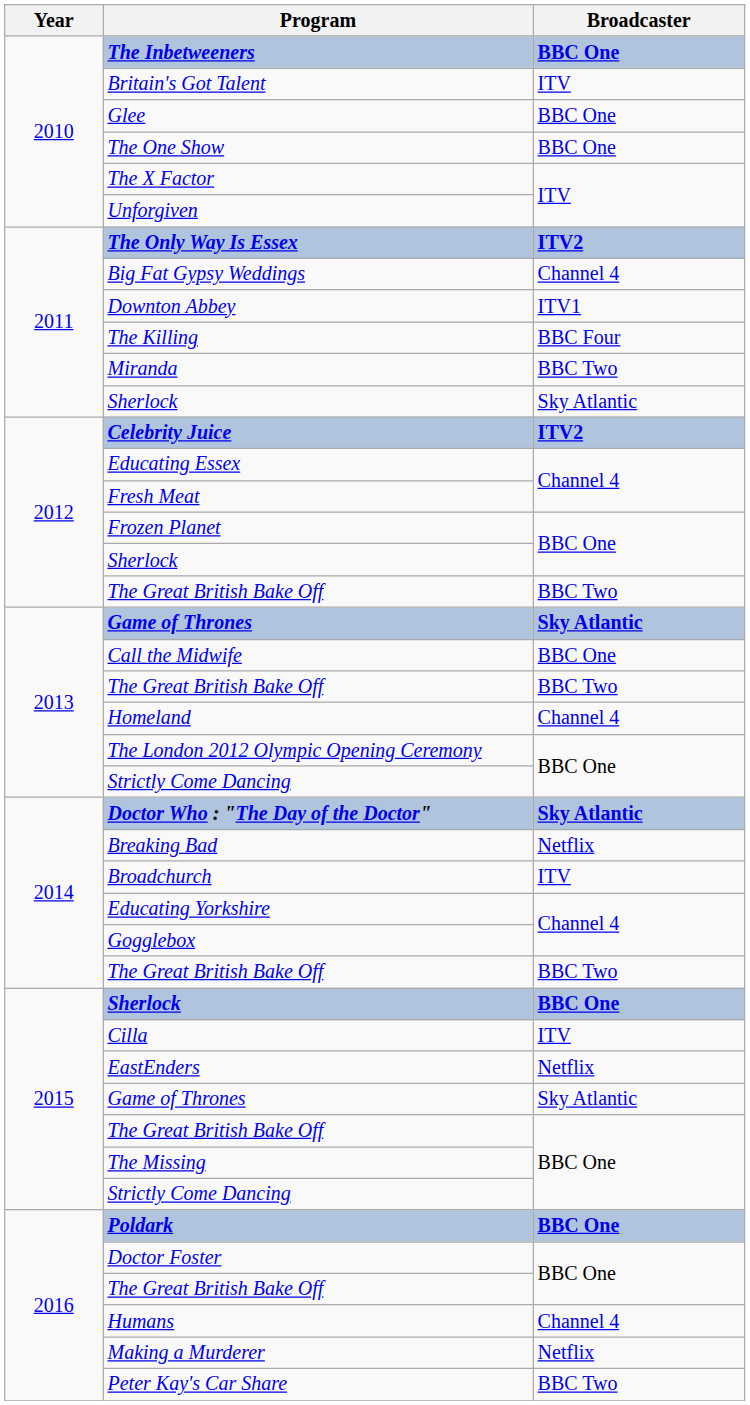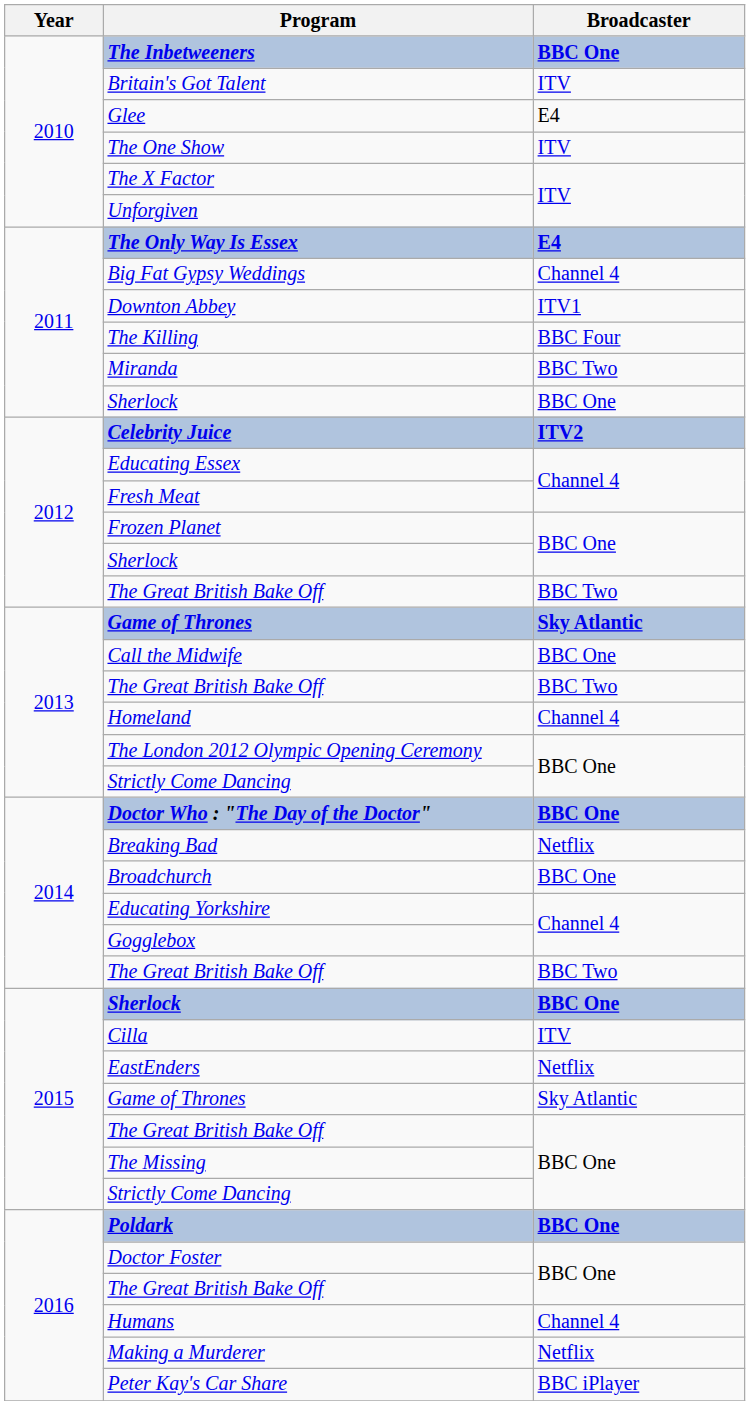(577, 115) BBC One -> (549, 115) E4
(577, 147) BBC One -> (554, 147) ITV
(560, 242) ITV2 -> (549, 242) E4
(587, 400) Sky Atlantic -> (577, 400) BBC One
(590, 813) Sky Atlantic -> (578, 813) BBC One
(554, 876) ITV -> (577, 876) BBC One
(578, 1384) BBC Two -> (588, 1384) BBC iPlayer
